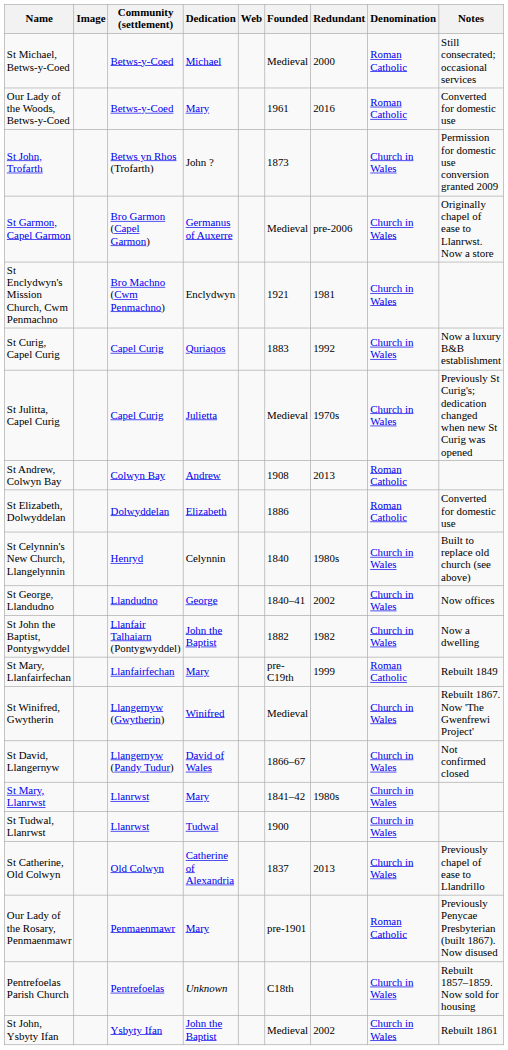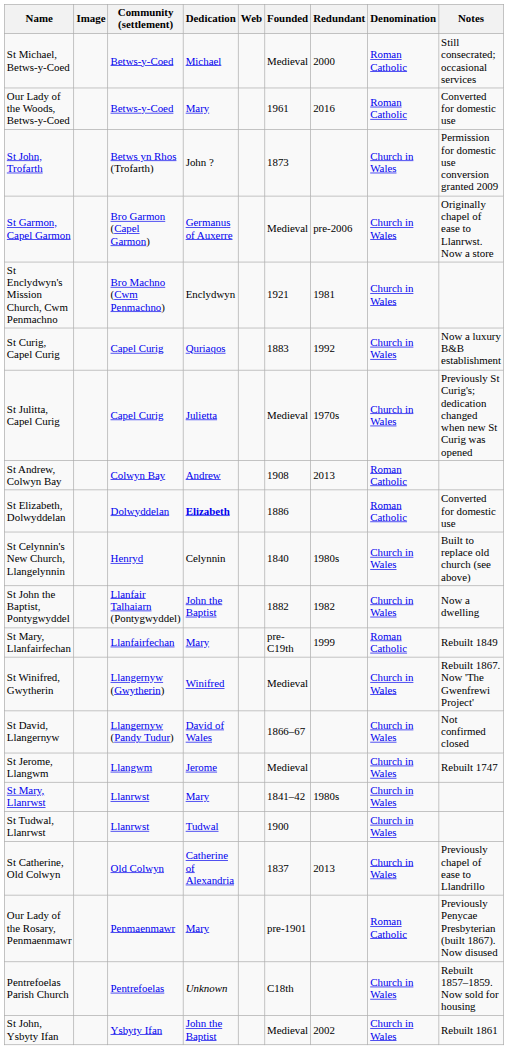(206, 511) normal -> (208, 511) bold
- row: (30, 600)
+ row: (30, 767)
